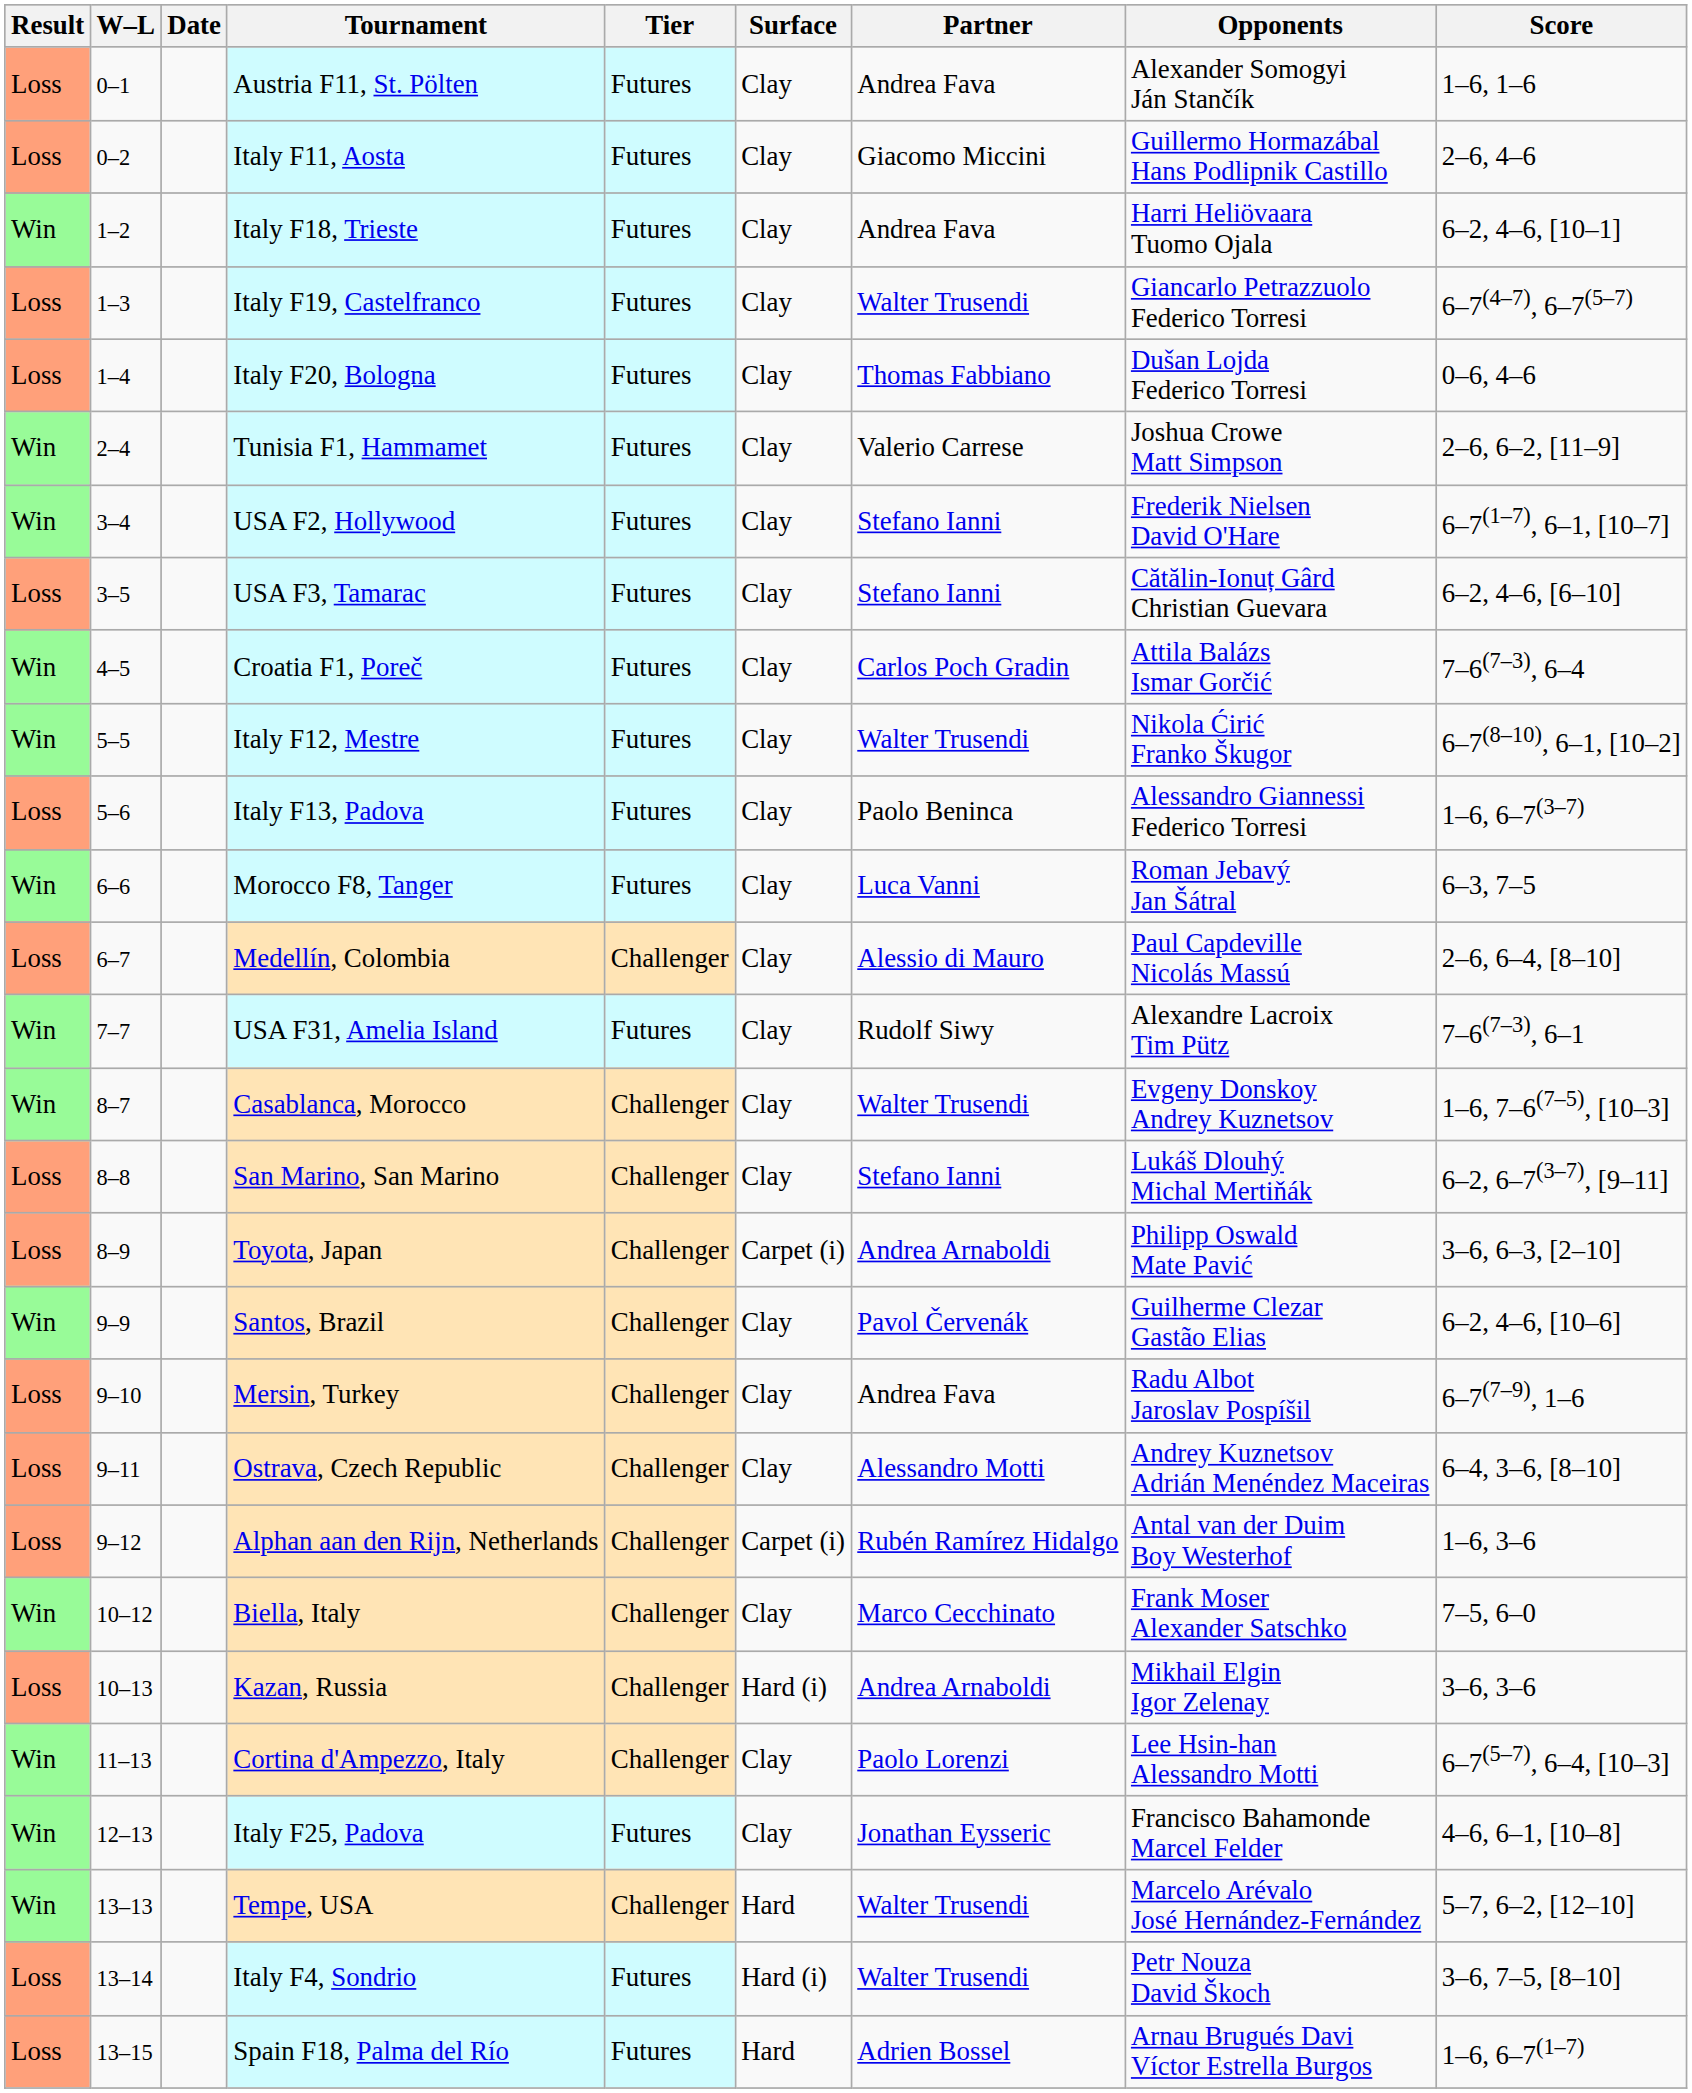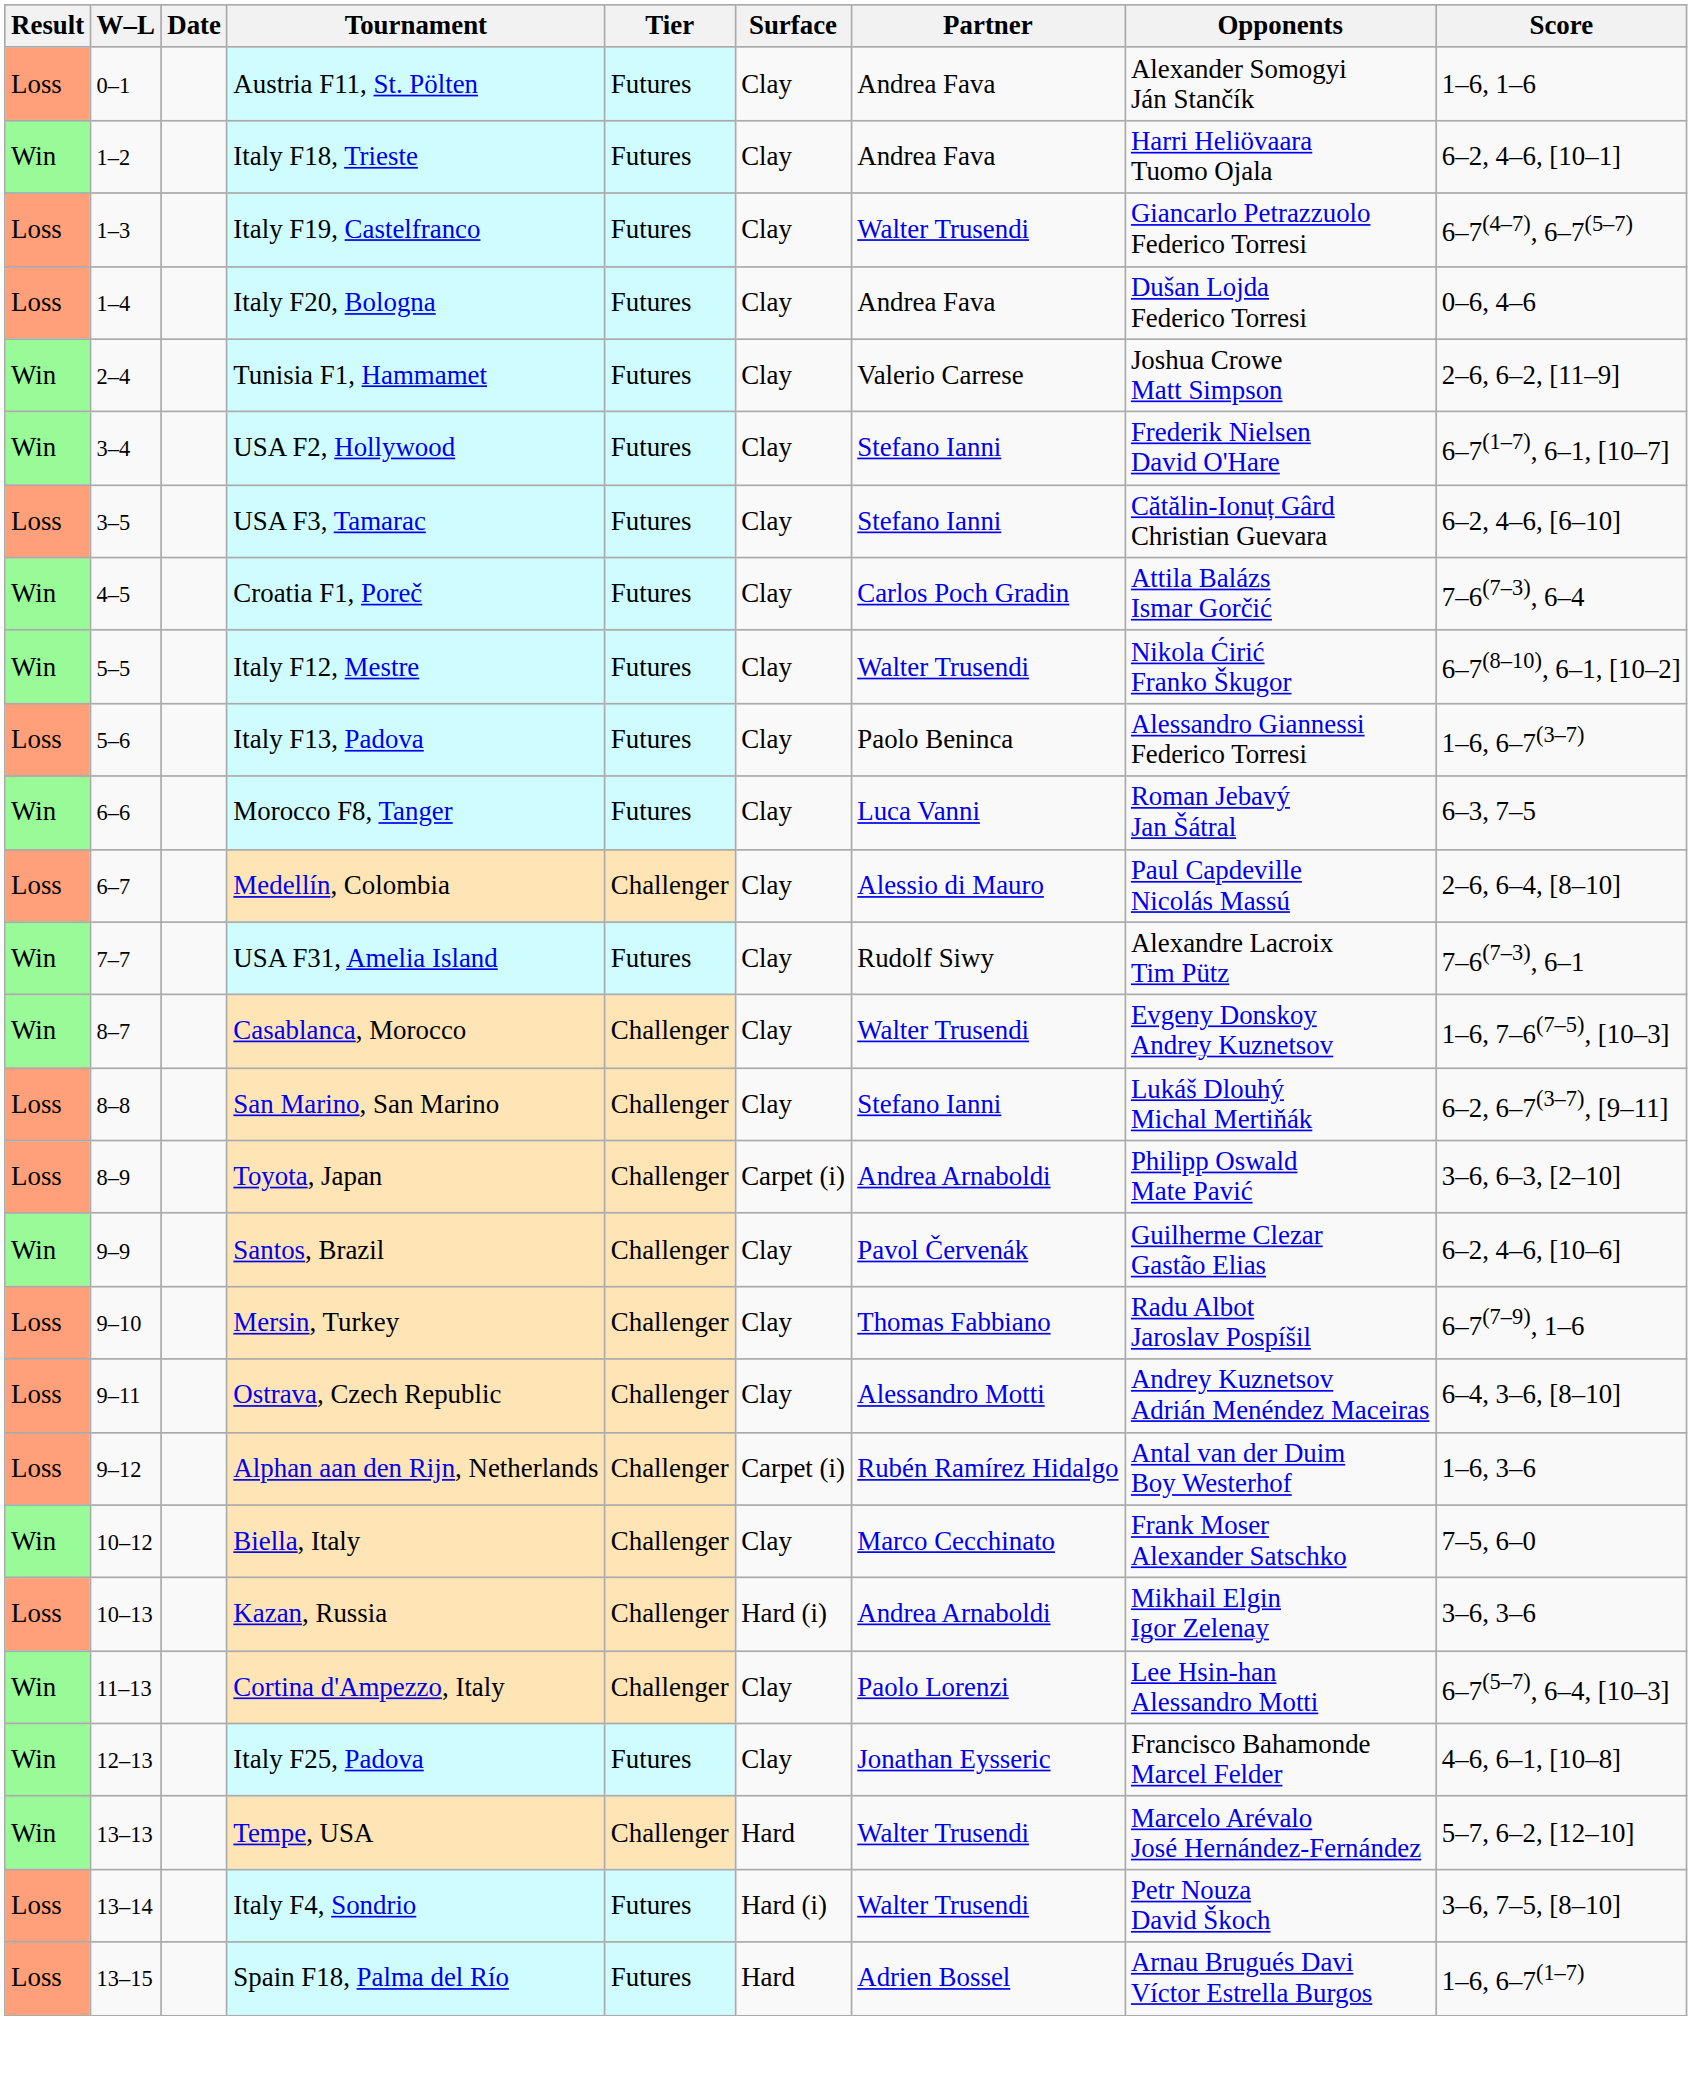- row: (319, 156)
(954, 375) Thomas Fabbiano -> (926, 302) Andrea Fava
(926, 1395) Andrea Fava -> (954, 1322) Thomas Fabbiano
